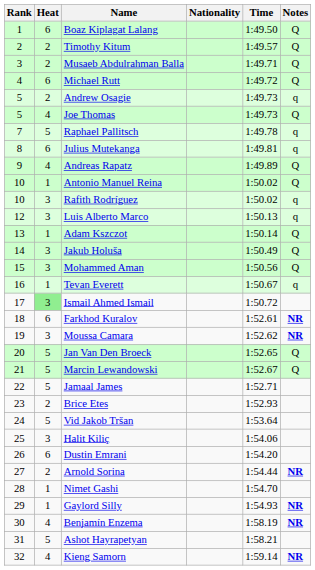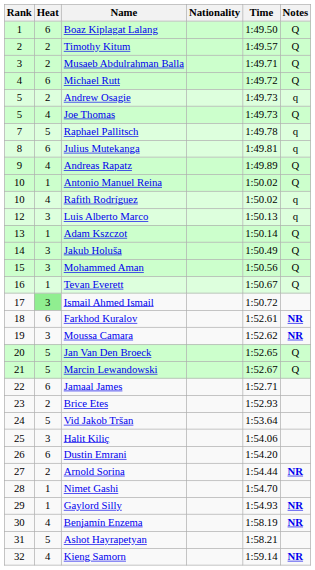(48, 200) 3 -> (48, 200) 4
(295, 285) q -> (295, 285) Q
(48, 387) 5 -> (48, 387) 6
